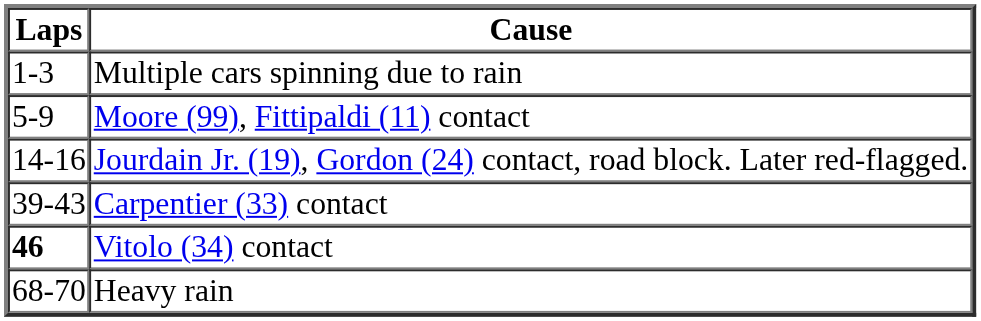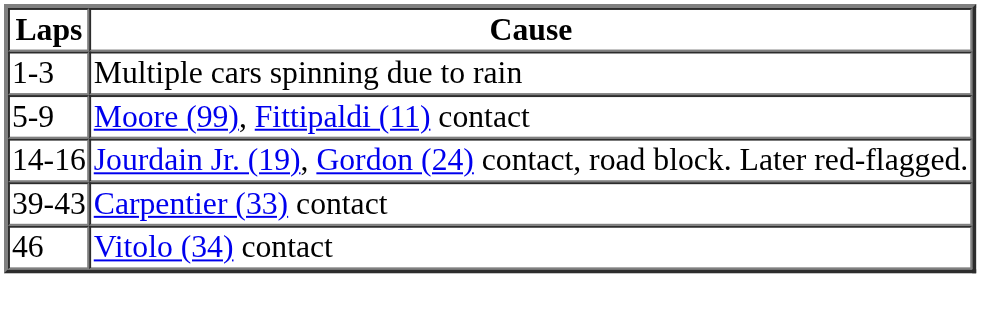(28, 247) bold -> (28, 247) normal
- row: (164, 290)
